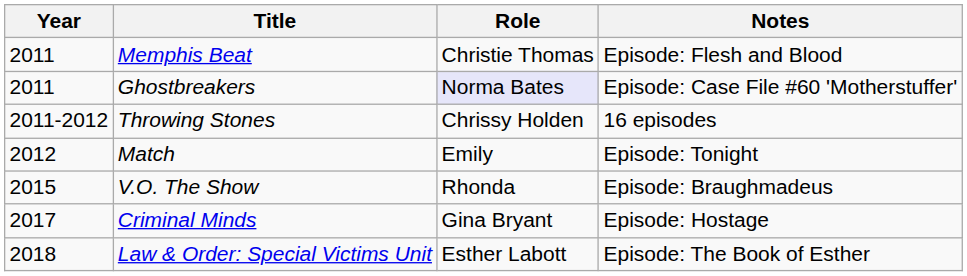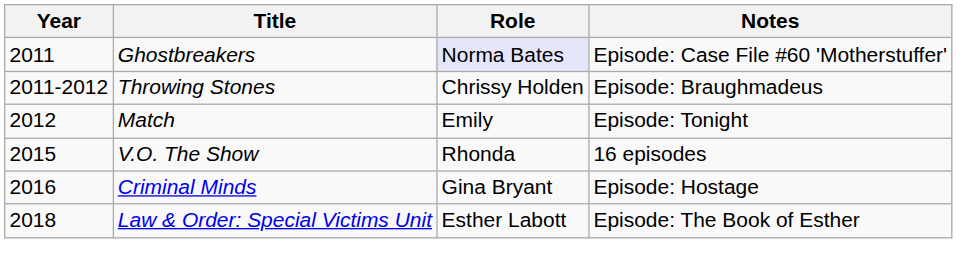- row: (185, 54)
(660, 120) 16 episodes -> (708, 87) Episode: Braughmadeus
(718, 187) Episode: Braughmadeus -> (650, 154) 16 episodes
(33, 220) 2017 -> (33, 187) 2016
